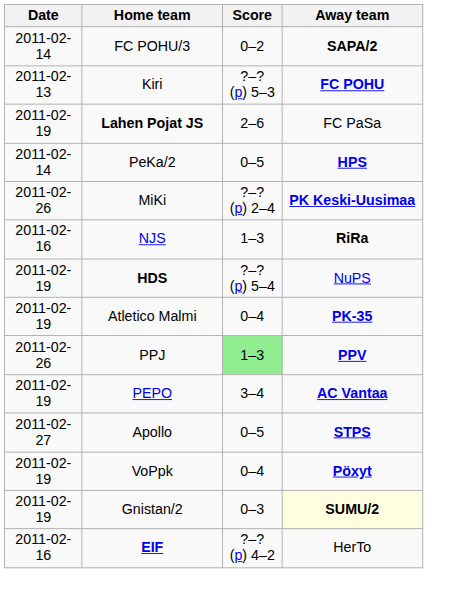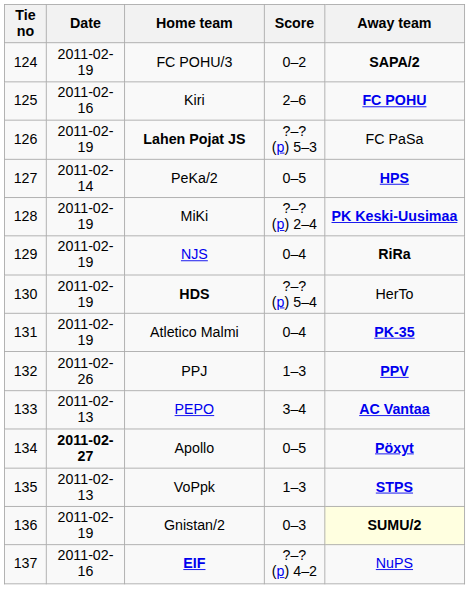+ column: (26, 23)
(43, 46) 2011-02-14 -> (85, 62) 2011-02-19
(43, 84) 2011-02-13 -> (85, 101) 2011-02-16
(252, 84) ?–? (p) 5–3 -> (294, 101) 2–6
(252, 123) 2–6 -> (294, 139) ?–? (p) 5–3
(43, 200) 2011-02-26 -> (85, 216) 2011-02-19
(43, 239) 2011-02-16 -> (85, 255) 2011-02-19
(252, 239) 1–3 -> (294, 255) 0–4
(352, 278) NuPS -> (394, 294) HerTo
(252, 355) lightgreen background -> (294, 371) no background
(43, 393) 2011-02-19 -> (85, 409) 2011-02-13
(43, 432) normal -> (85, 448) bold
(352, 432) STPS -> (394, 448) Pöxyt
(43, 471) 2011-02-19 -> (85, 487) 2011-02-13
(252, 471) 0–4 -> (294, 487) 1–3
(352, 471) Pöxyt -> (394, 487) STPS
(352, 548) HerTo -> (394, 564) NuPS
